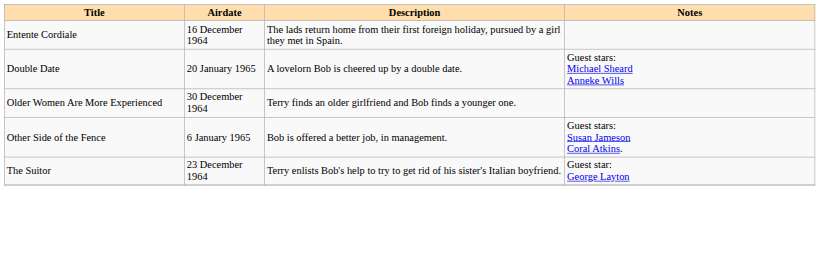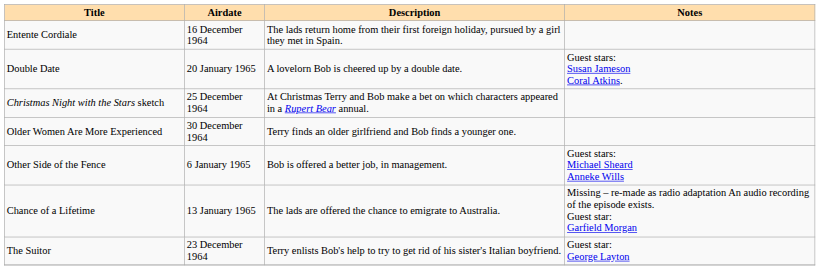(600, 69) Guest stars: Michael Sheard Anneke Wills -> (599, 69) Guest stars: Susan Jameson Coral Atkins.
+ row: (85, 103)
(599, 137) Guest stars: Susan Jameson Coral Atkins. -> (600, 165) Guest stars: Michael Sheard Anneke Wills
+ row: (51, 211)
